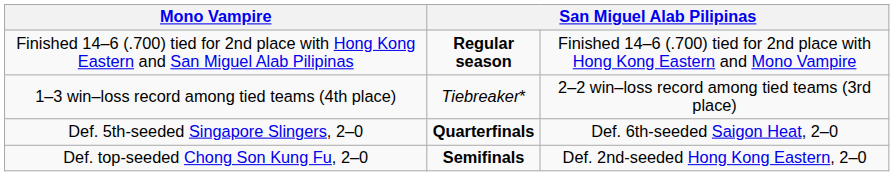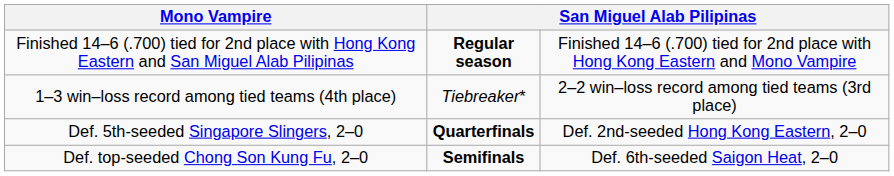(715, 131) Def. 6th-seeded Saigon Heat, 2–0 -> (715, 131) Def. 2nd-seeded Hong Kong Eastern, 2–0
(715, 157) Def. 2nd-seeded Hong Kong Eastern, 2–0 -> (715, 157) Def. 6th-seeded Saigon Heat, 2–0
